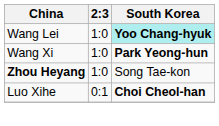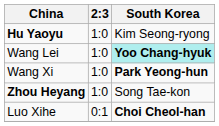+ row: (35, 33)
